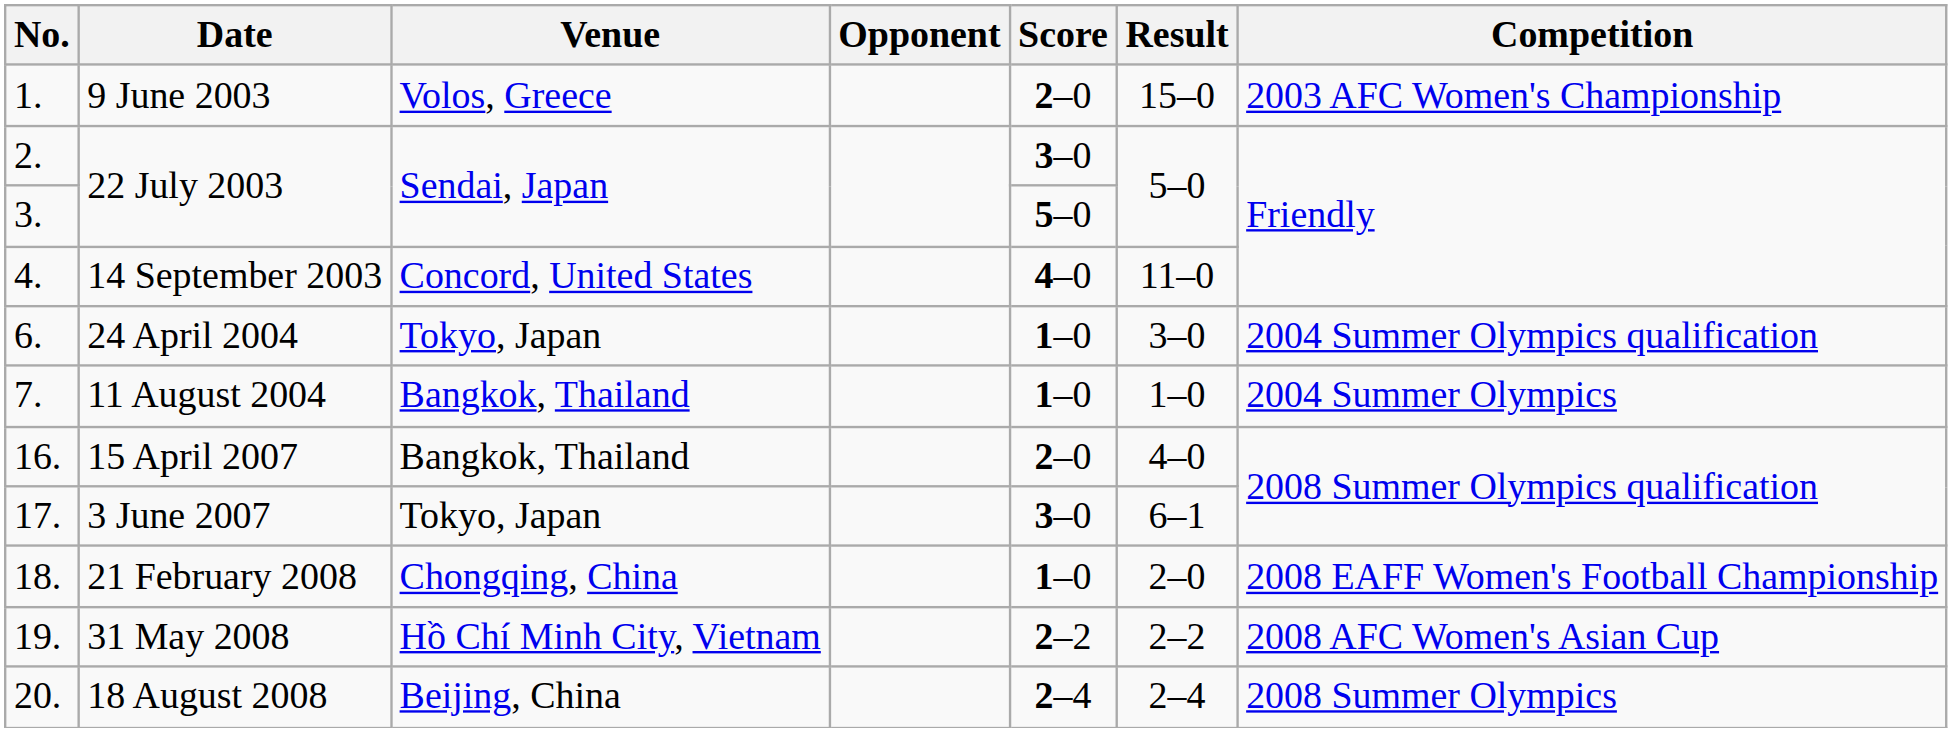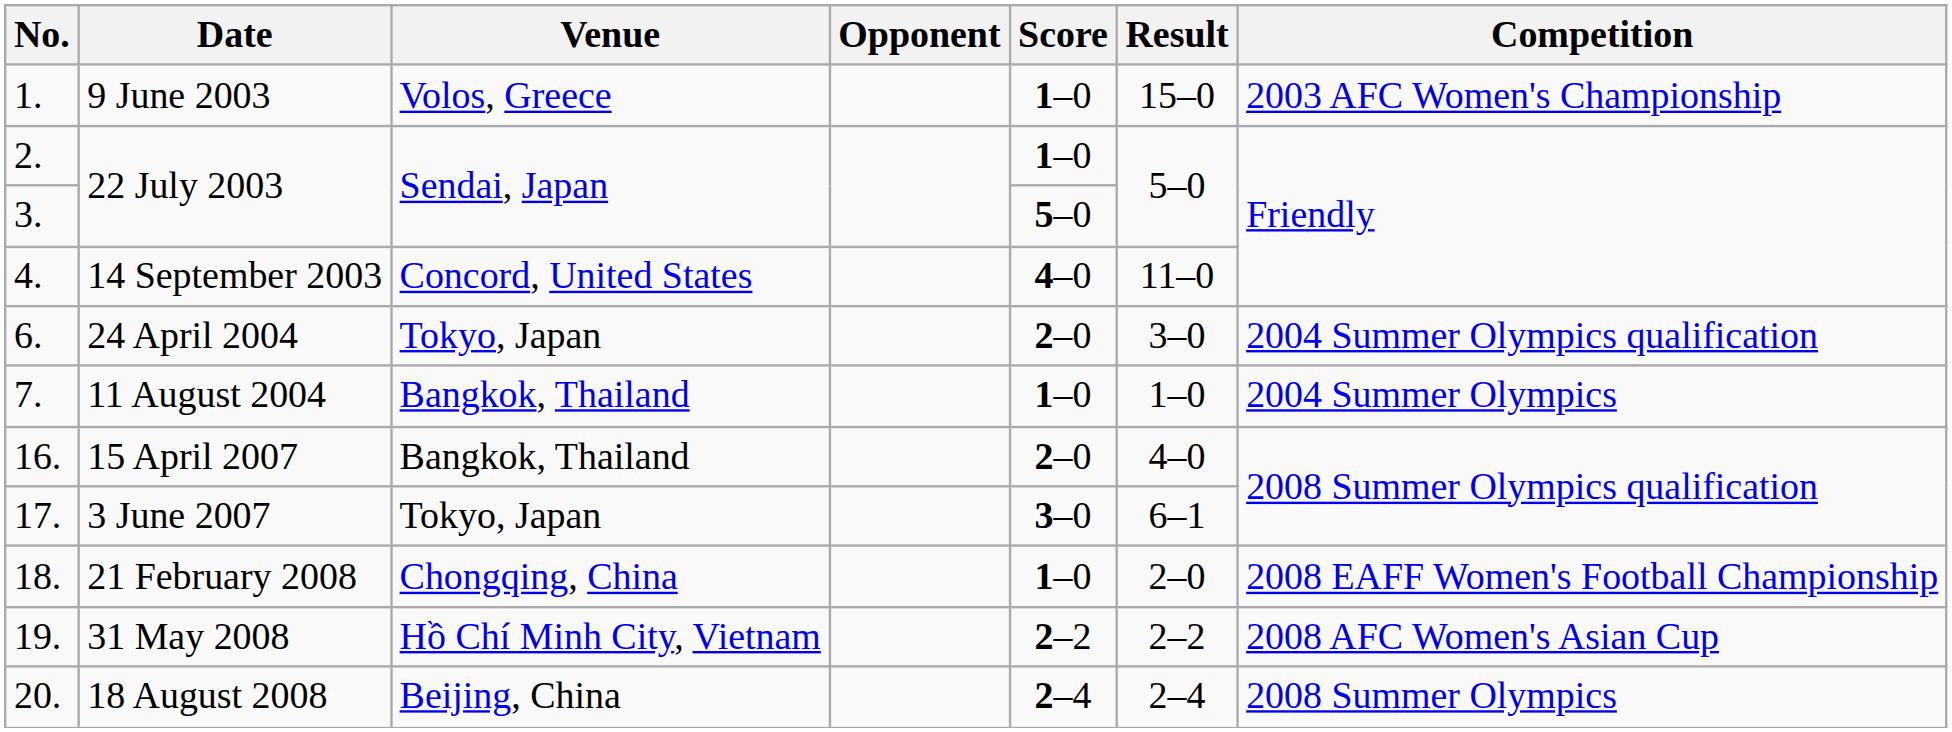(1063, 94) 2–0 -> (1063, 94) 1–0
(1063, 154) 3–0 -> (1063, 154) 1–0
(1063, 335) 1–0 -> (1063, 335) 2–0
